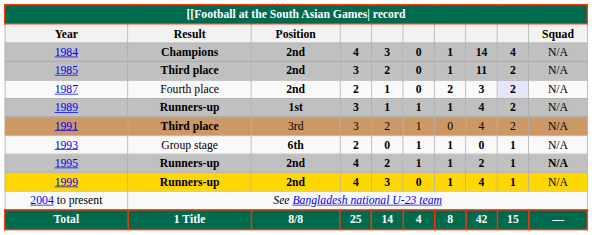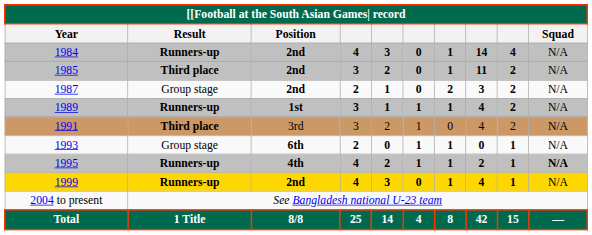(190, 52) Champions -> (190, 52) Runners-up
(190, 89) Fourth place -> (190, 89) Group stage
(513, 89) lavender background -> (513, 89) no background
(296, 163) 2nd -> (296, 163) 4th
